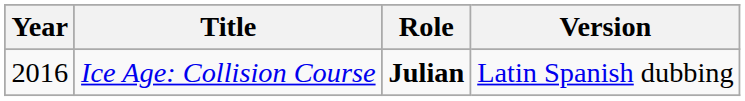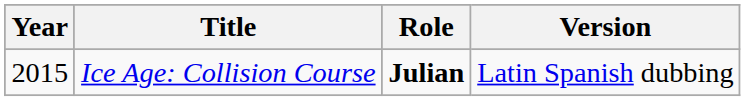(40, 71) 2016 -> (40, 71) 2015
